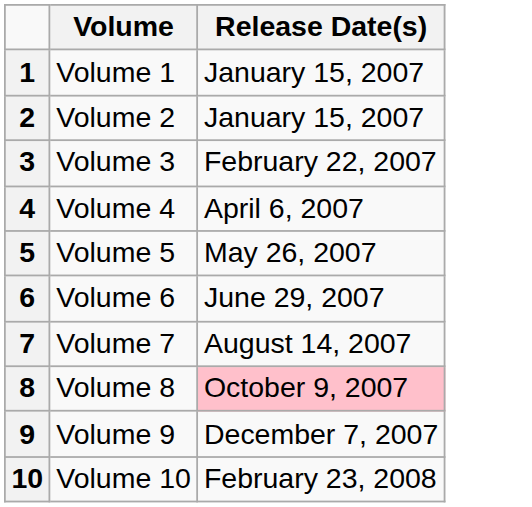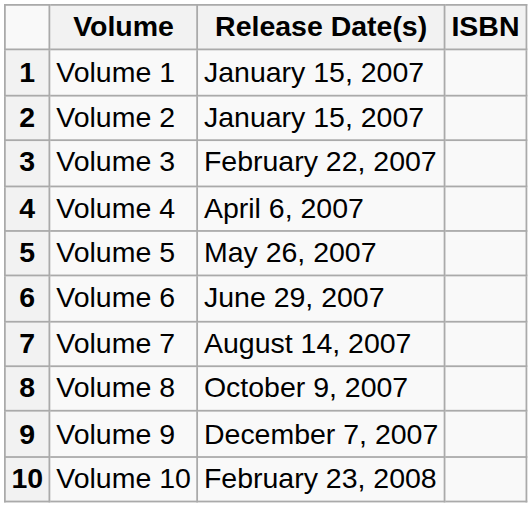+ column: (485, 27)
(306, 388) pink background -> (306, 388) no background
